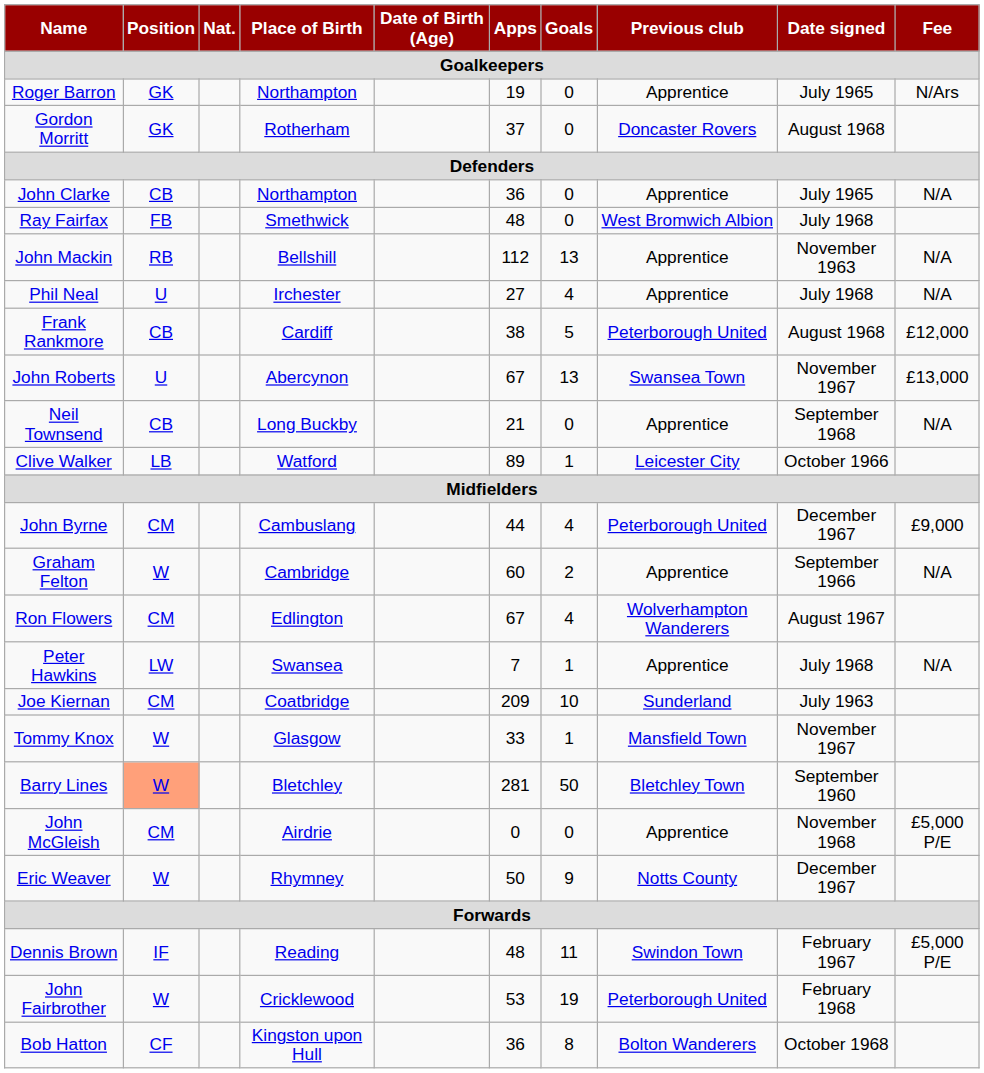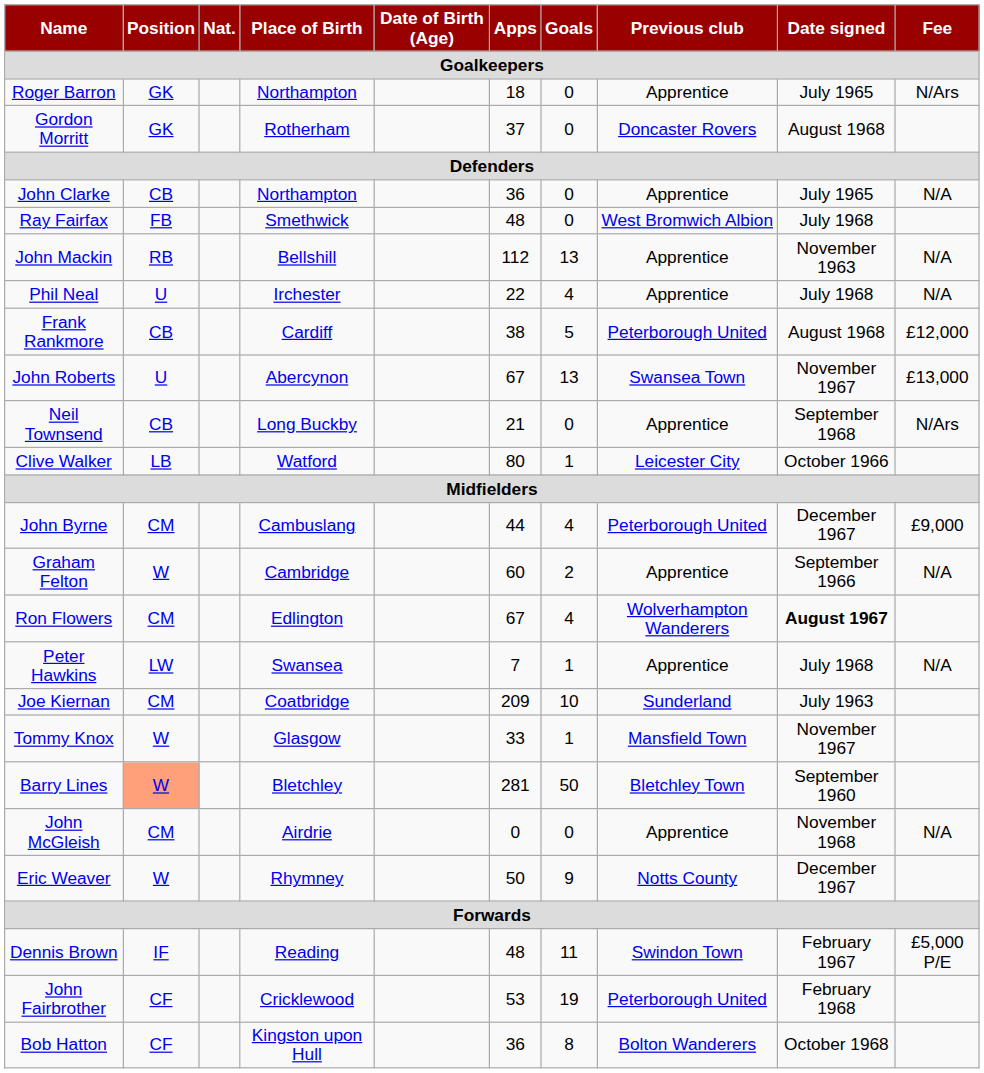(515, 92) 19 -> (515, 92) 18
(515, 295) 27 -> (515, 295) 22
(937, 425) N/A -> (937, 425) N/Ars
(515, 461) 89 -> (515, 461) 80
(836, 619) normal -> (836, 619) bold
(937, 832) £5,000 P/E -> (937, 832) N/A
(161, 999) W -> (161, 999) CF
